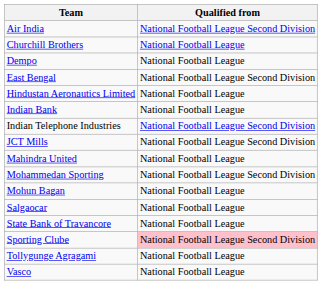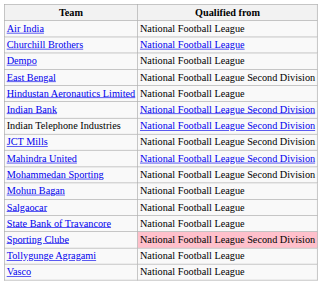(228, 28) National Football League Second Division -> (192, 28) National Football League
(192, 110) National Football League -> (228, 110) National Football League Second Division
(192, 158) National Football League -> (228, 158) National Football League Second Division
